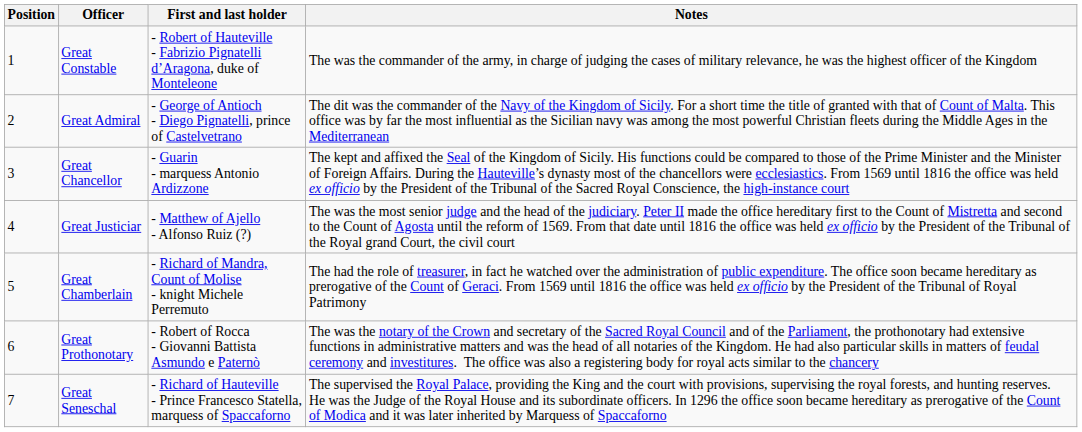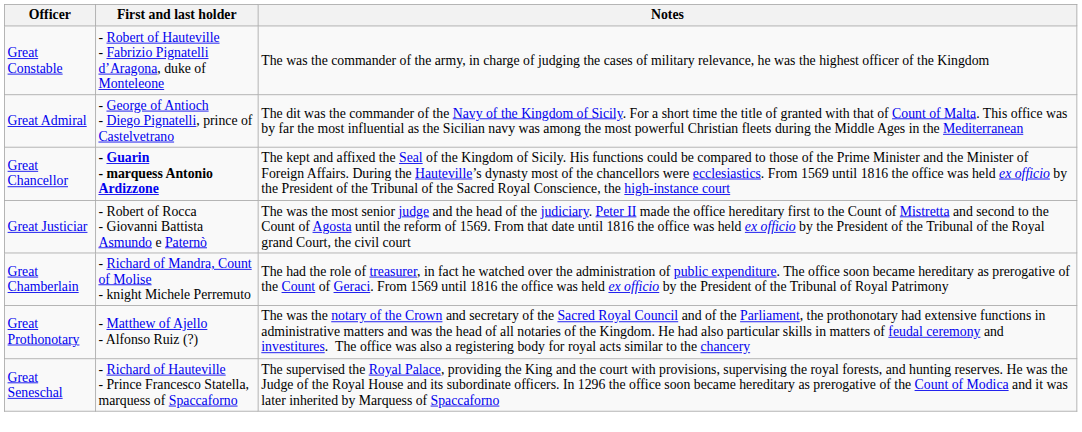- column: (31, 15)
(205, 173) normal -> (156, 173) bold
(206, 226) - Matthew of Ajello - Alfonso Ruiz (?) -> (153, 226) - Robert of Rocca - Giovanni Battista Asmundo e Paternò
(206, 347) - Robert of Rocca - Giovanni Battista Asmundo e Paternò -> (153, 332) - Matthew of Ajello - Alfonso Ruiz (?)
